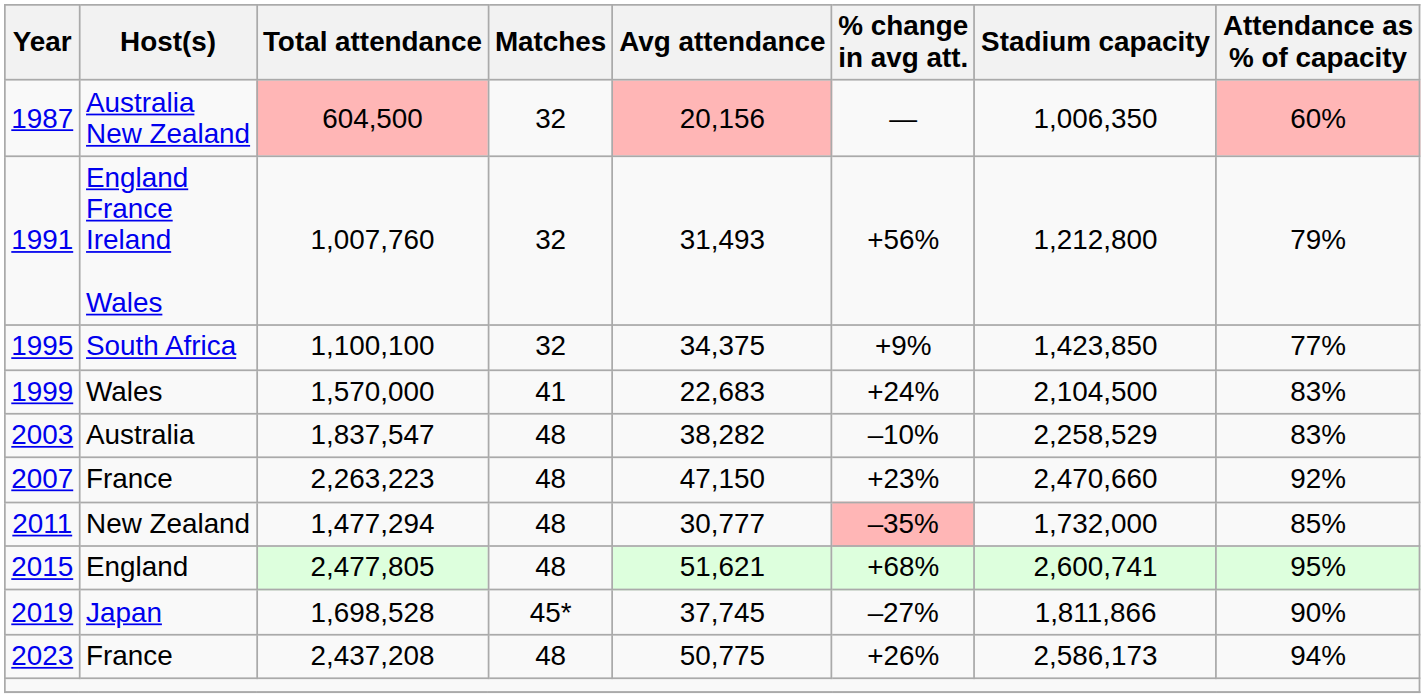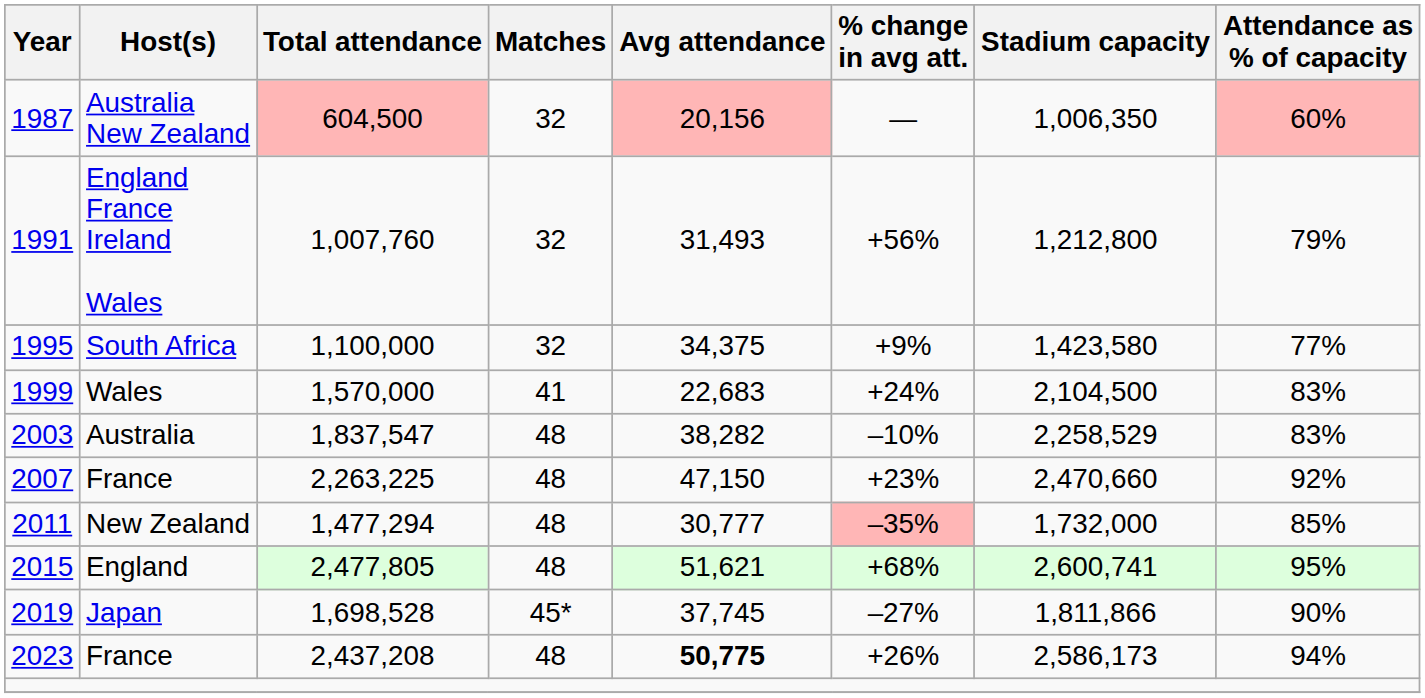(372, 346) 1,100,100 -> (372, 346) 1,100,000
(1096, 346) 1,423,850 -> (1096, 346) 1,423,580
(372, 479) 2,263,223 -> (372, 479) 2,263,225
(722, 656) normal -> (722, 656) bold
